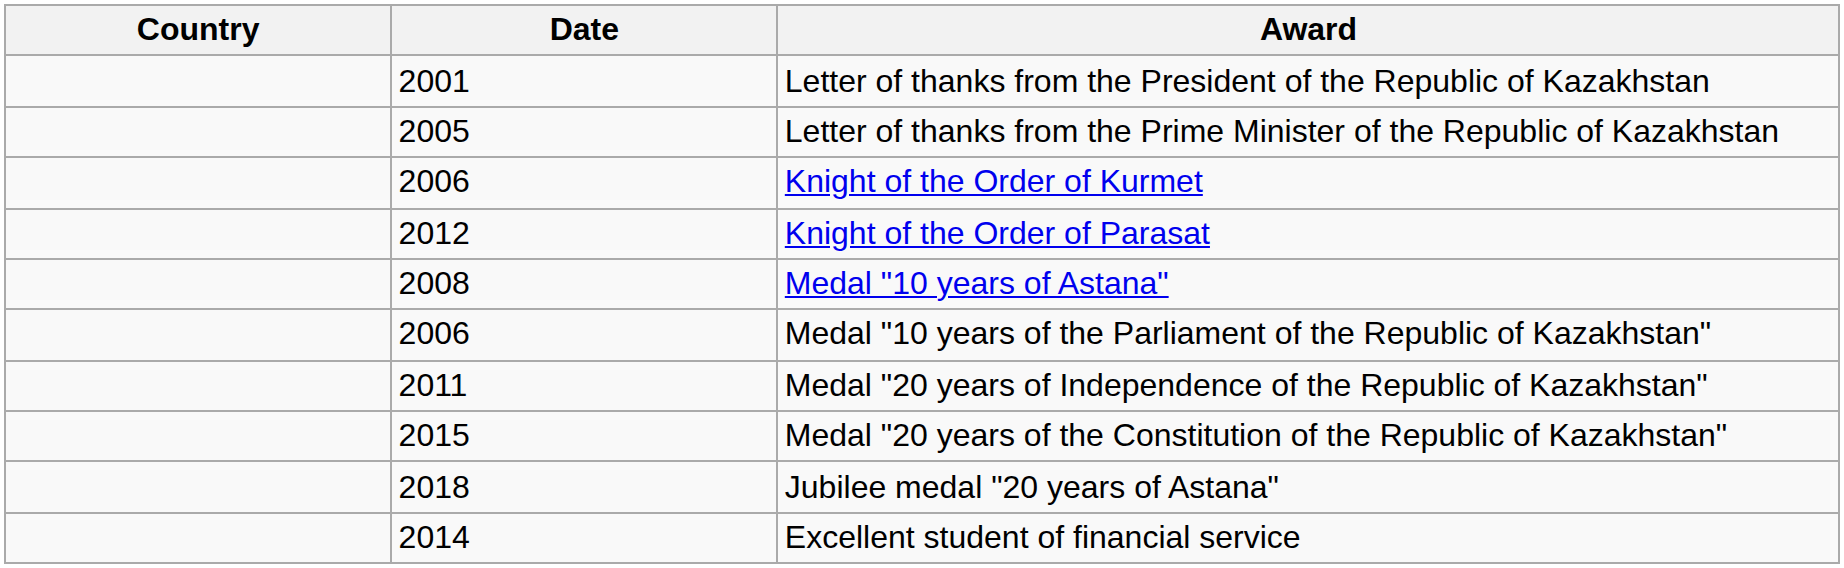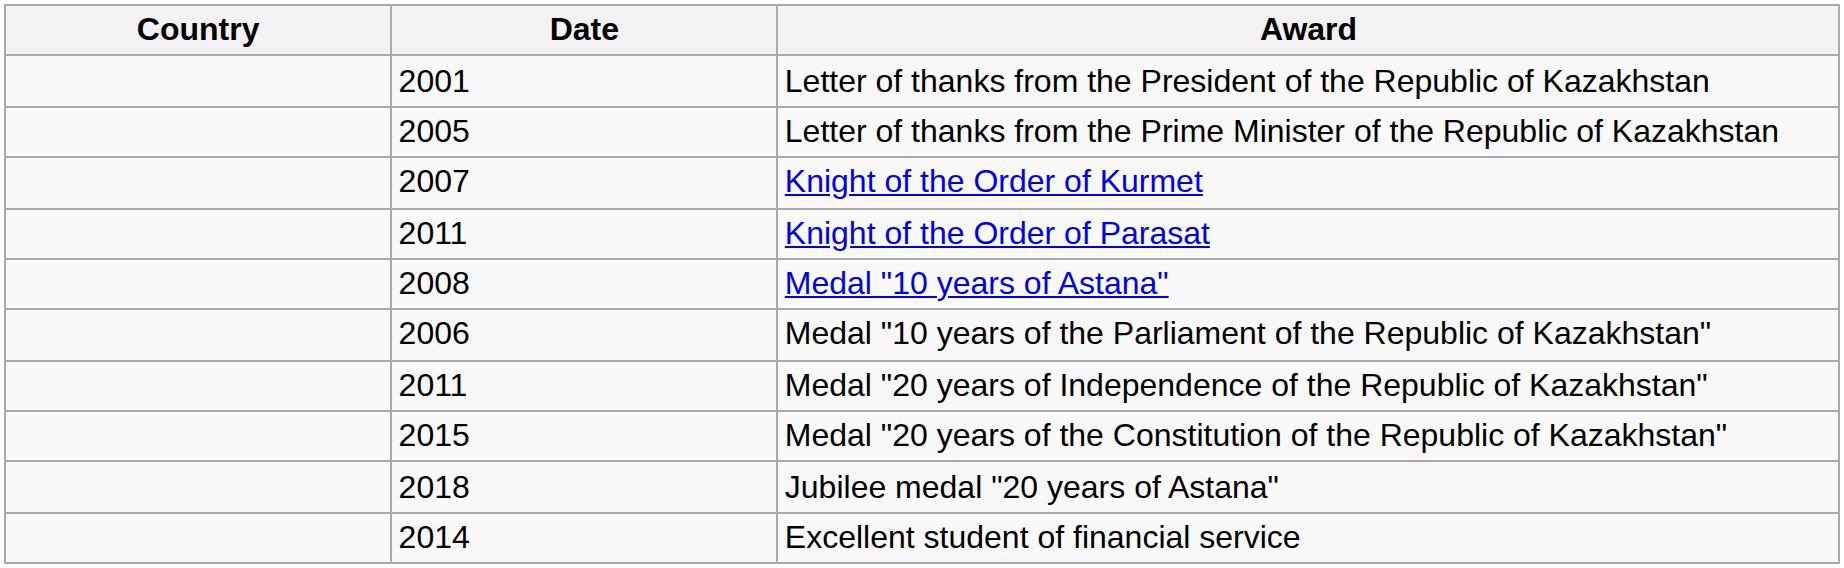(434, 182) 2006 -> (434, 182) 2007
(434, 232) 2012 -> (433, 232) 2011
